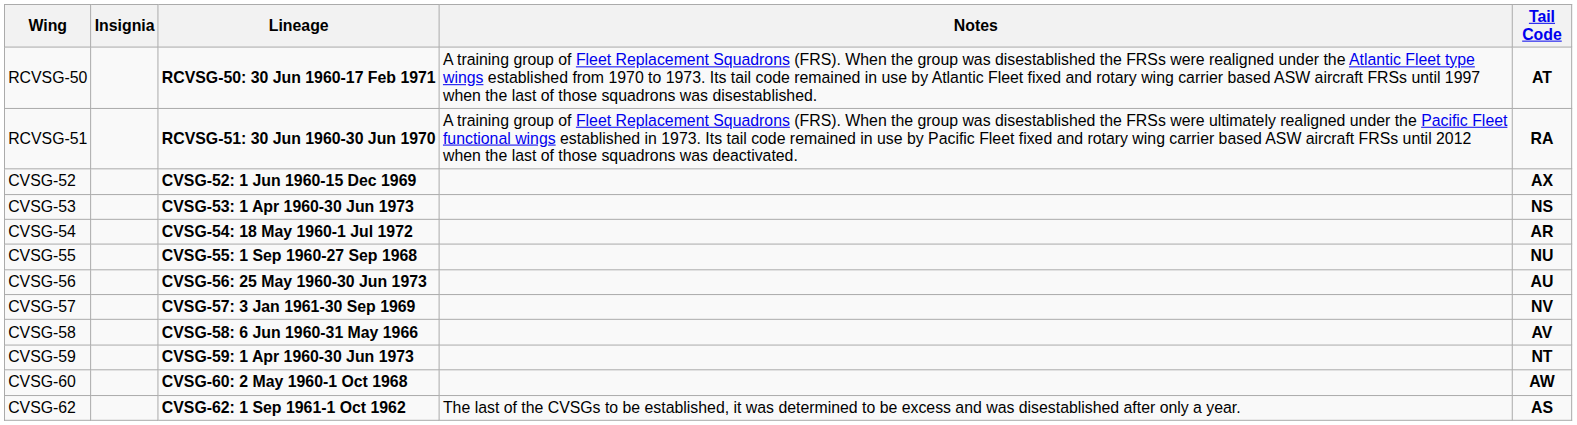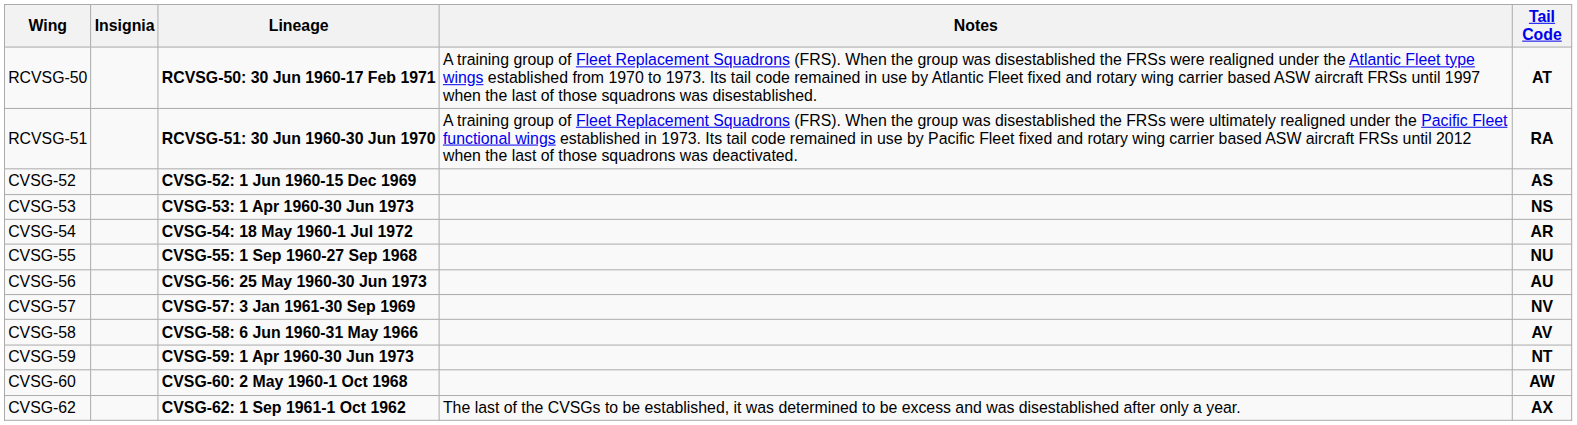(1542, 181) AX -> (1542, 181) AS
(1542, 407) AS -> (1542, 407) AX
